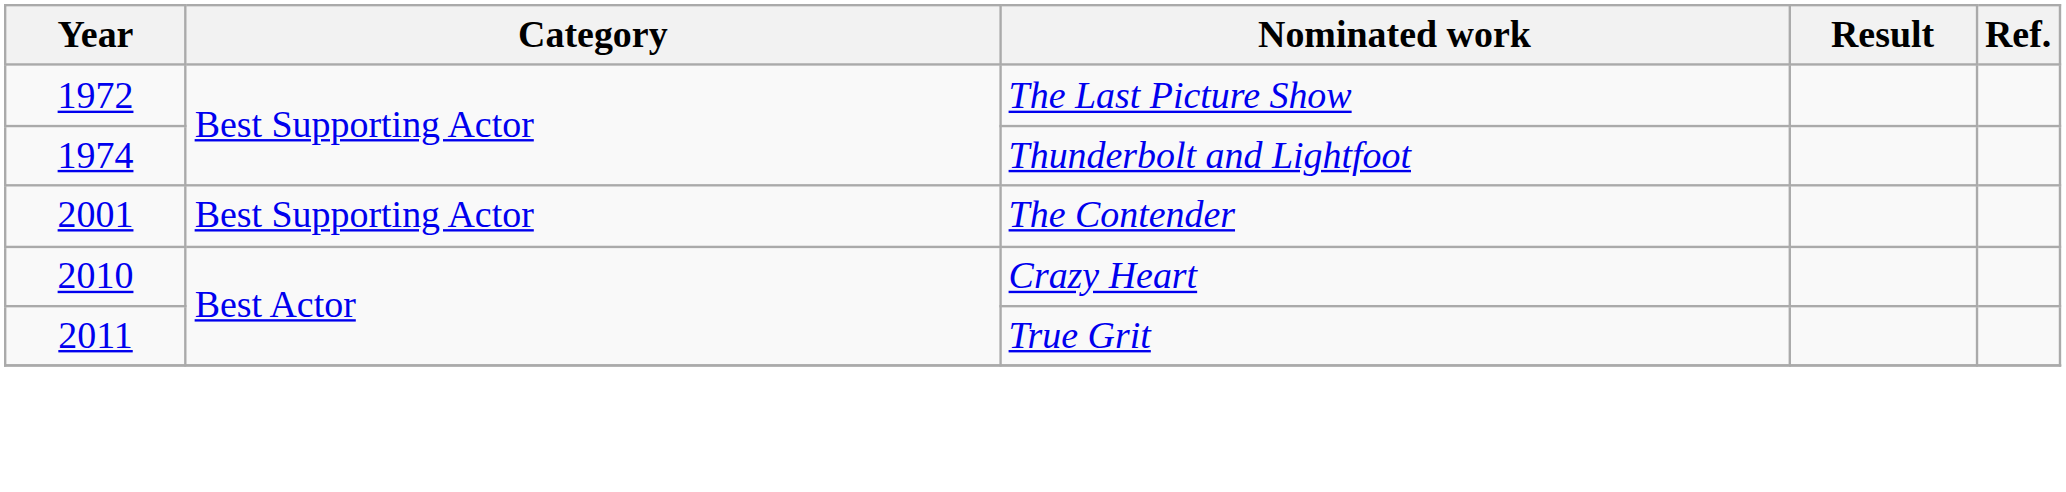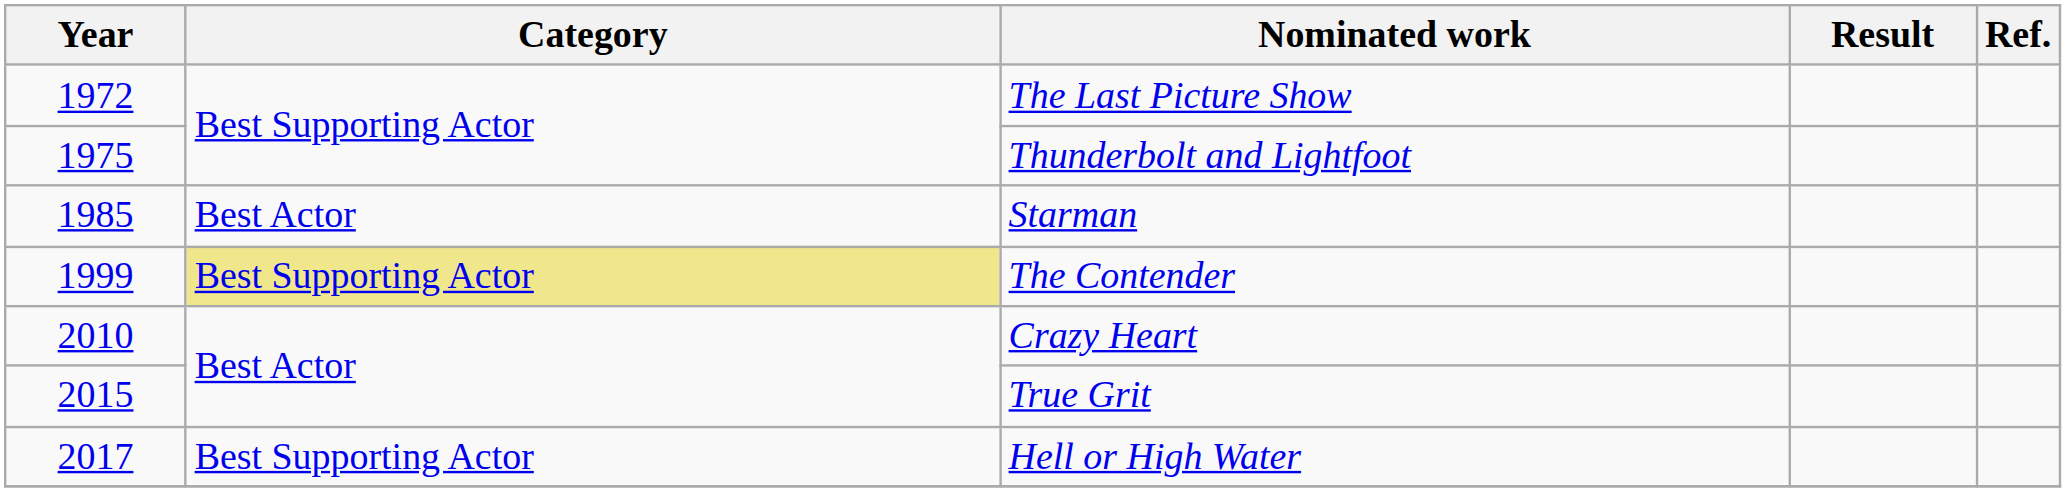(96, 154) 1974 -> (96, 154) 1975
+ row: (1073, 214)
(96, 214) 2001 -> (96, 275) 1999
(364, 214) no background -> (364, 275) khaki background
(96, 335) 2011 -> (96, 395) 2015
+ row: (1155, 455)
